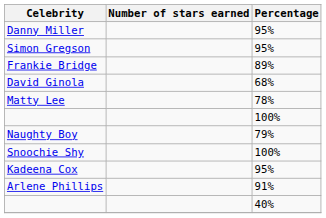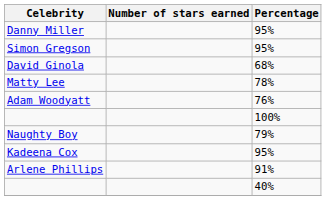- row: (52, 65)
+ row: (49, 100)
- row: (45, 152)
